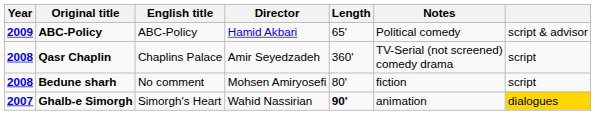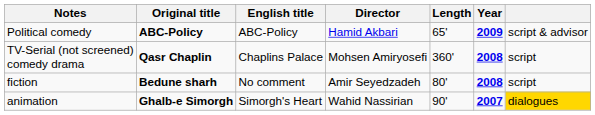columns swapped: (20, 13) <-> (439, 13)
(274, 57) Amir Seyedzadeh -> (378, 57) Mohsen Amiryosefi
(277, 82) Mohsen Amiryosefi -> (374, 82) Amir Seyedzadeh
(340, 100) bold -> (440, 100) normal
